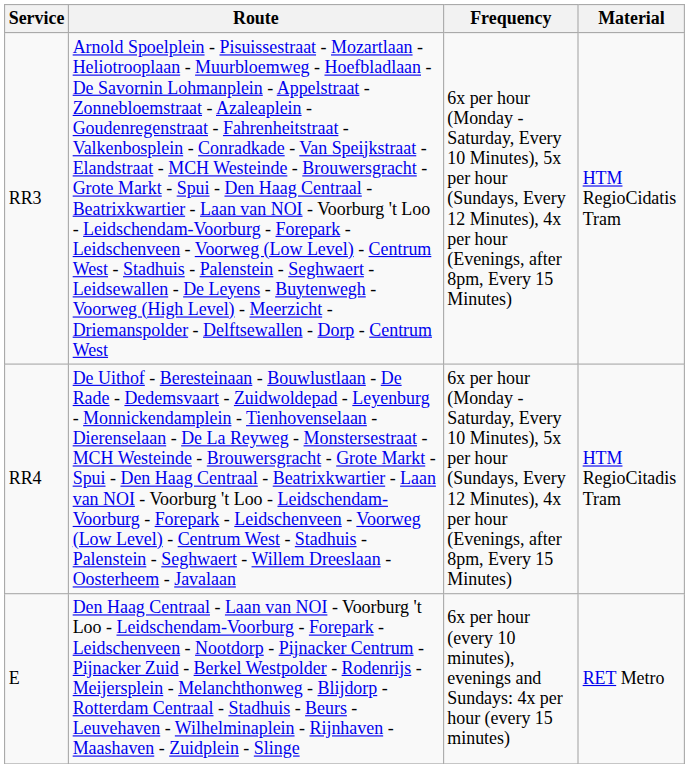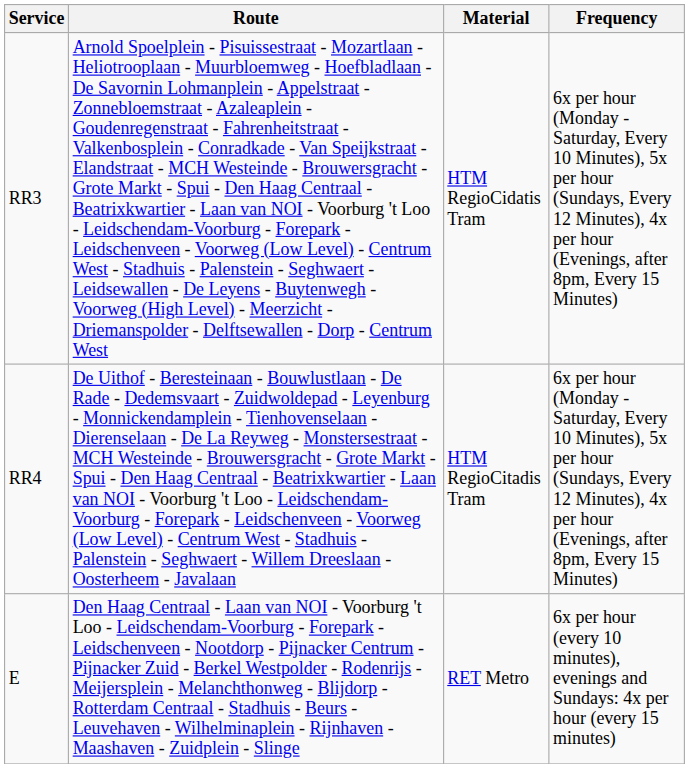columns swapped: (631, 18) <-> (511, 18)
